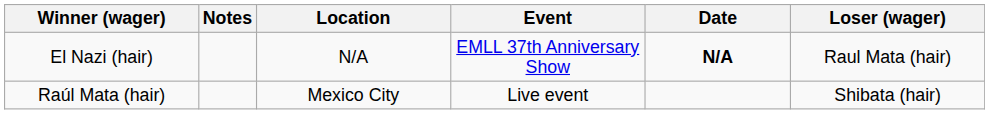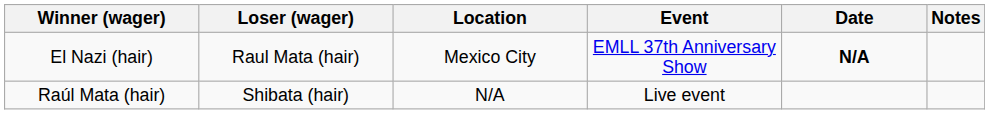columns swapped: (888, 18) <-> (227, 18)
(353, 56) N/A -> (490, 56) Mexico City
(353, 94) Mexico City -> (490, 94) N/A
